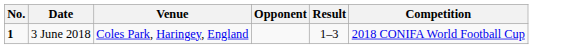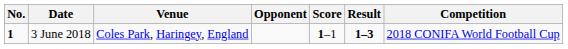+ column: (327, 14)
(329, 33) normal -> (364, 33) bold
